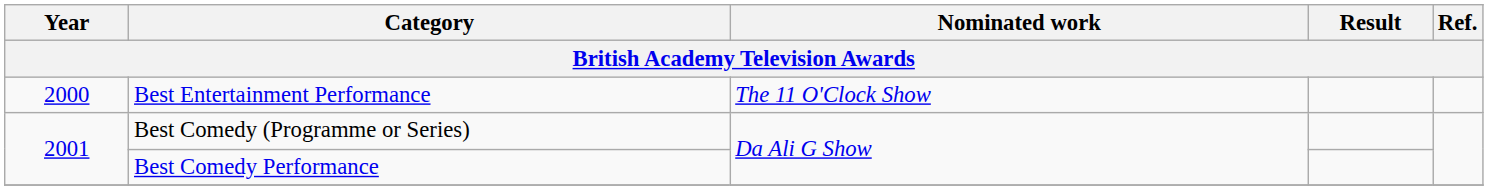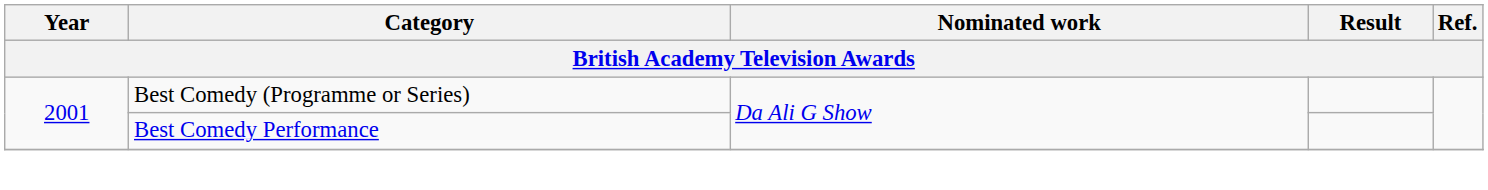- row: (282, 94)
